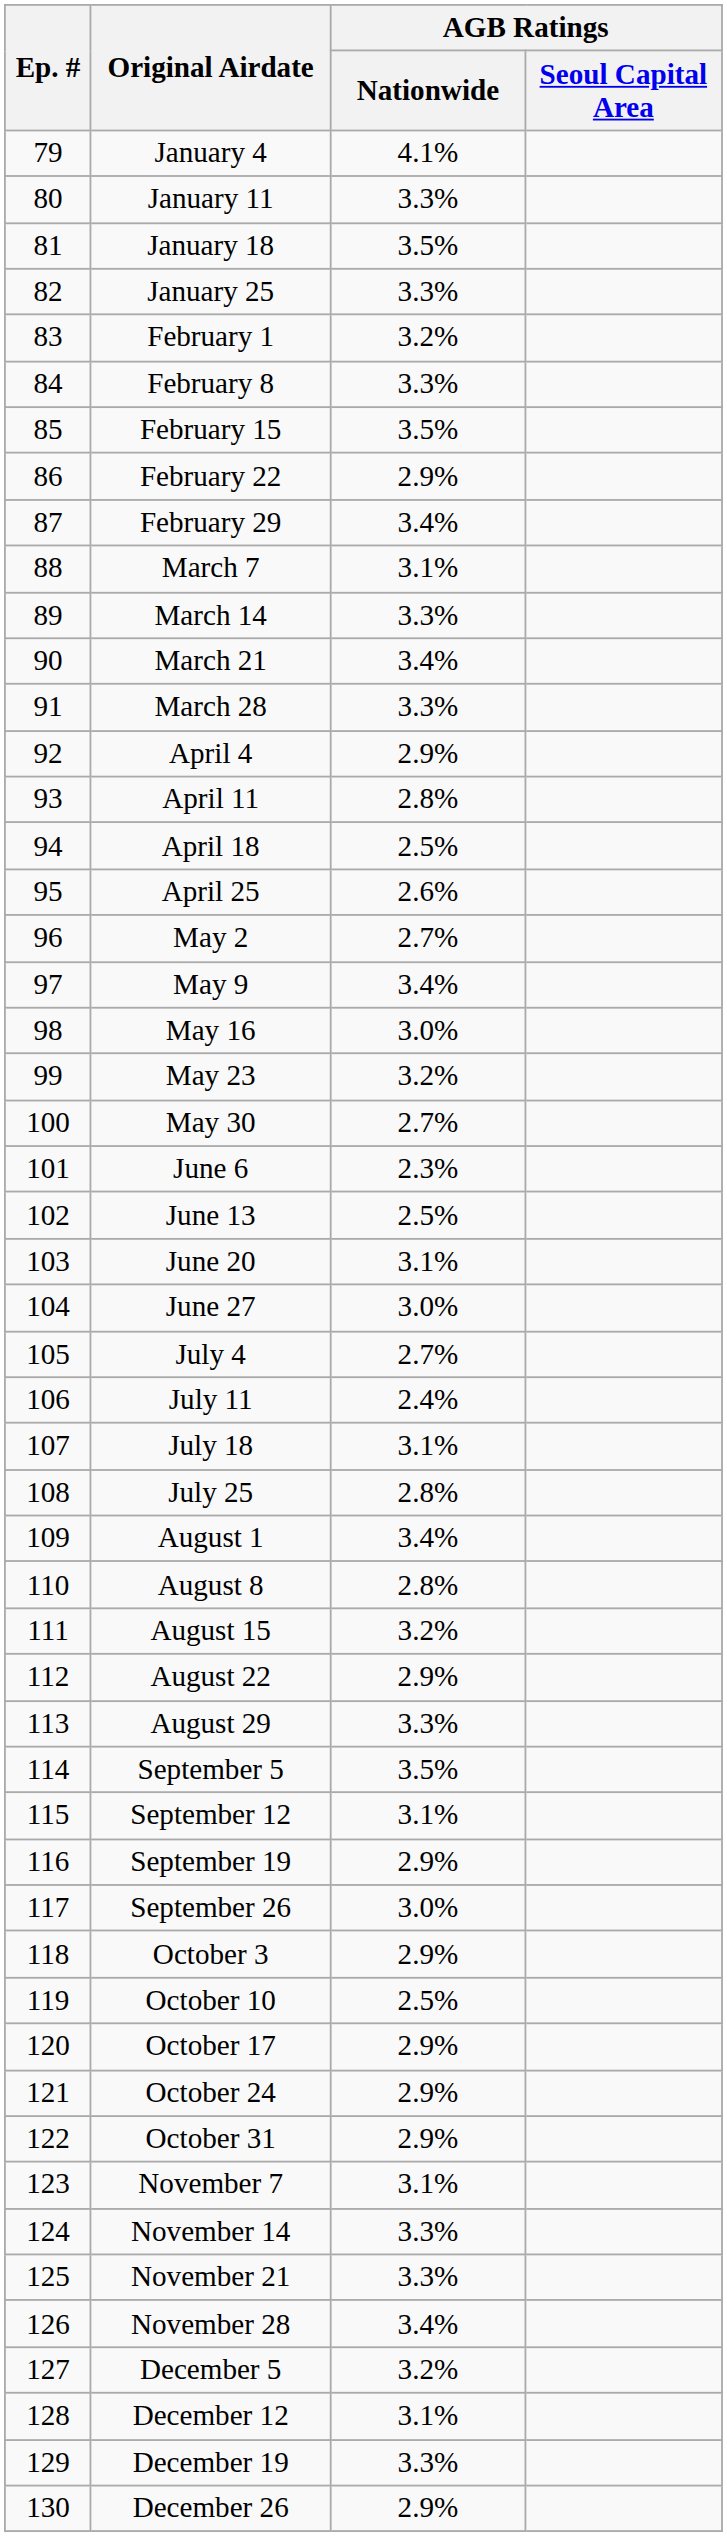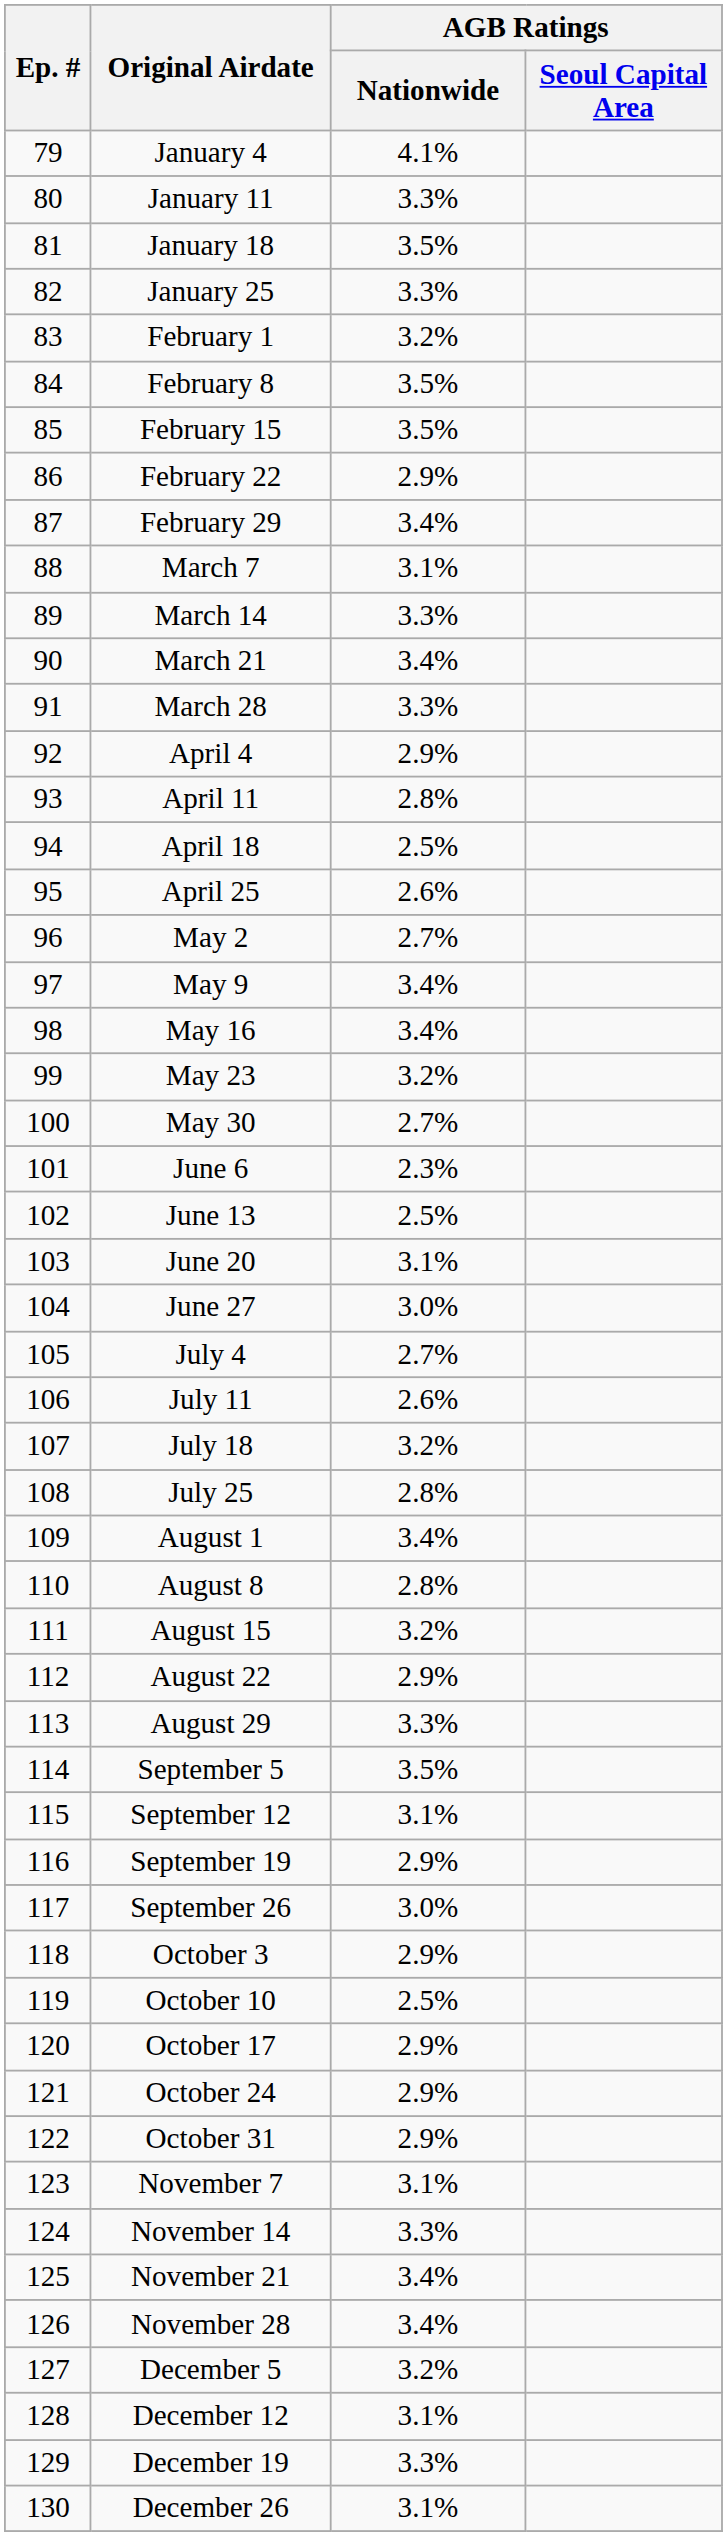(428, 383) 3.3% -> (428, 383) 3.5%
(428, 1030) 3.0% -> (428, 1030) 3.4%
(428, 1399) 2.4% -> (428, 1399) 2.6%
(428, 1445) 3.1% -> (428, 1445) 3.2%
(428, 2277) 3.3% -> (428, 2277) 3.4%
(428, 2508) 2.9% -> (428, 2508) 3.1%
